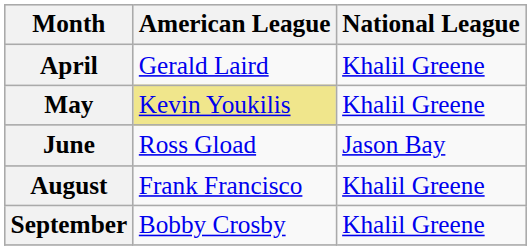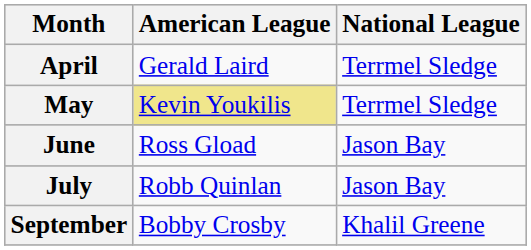(413, 64) Khalil Greene -> (420, 64) Terrmel Sledge
(413, 104) Khalil Greene -> (420, 104) Terrmel Sledge
+ row: (69, 184)
- row: (69, 184)
